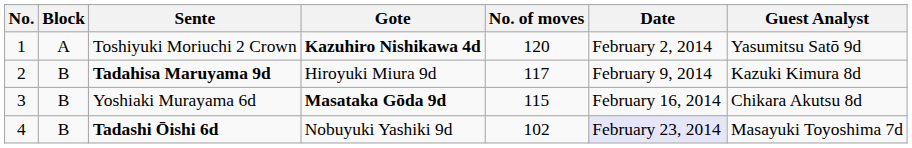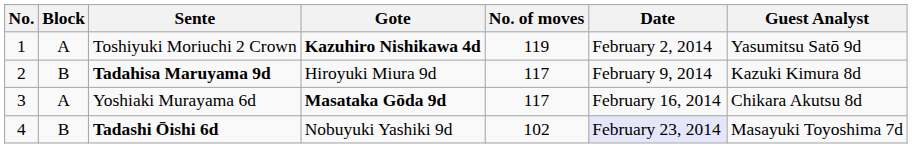(537, 45) 120 -> (537, 45) 119
(64, 101) B -> (64, 101) A
(537, 101) 115 -> (537, 101) 117
